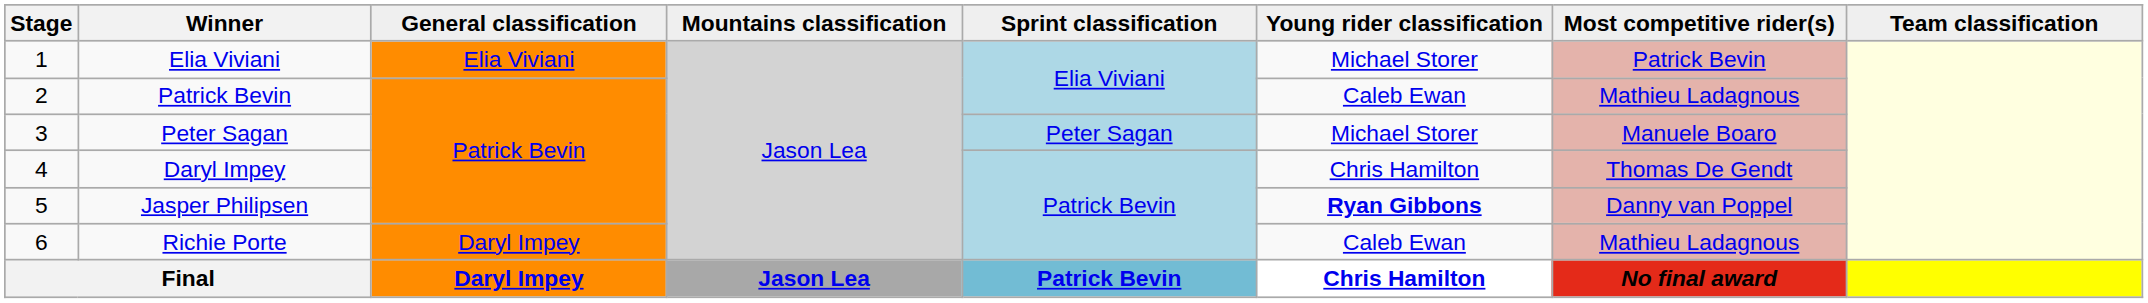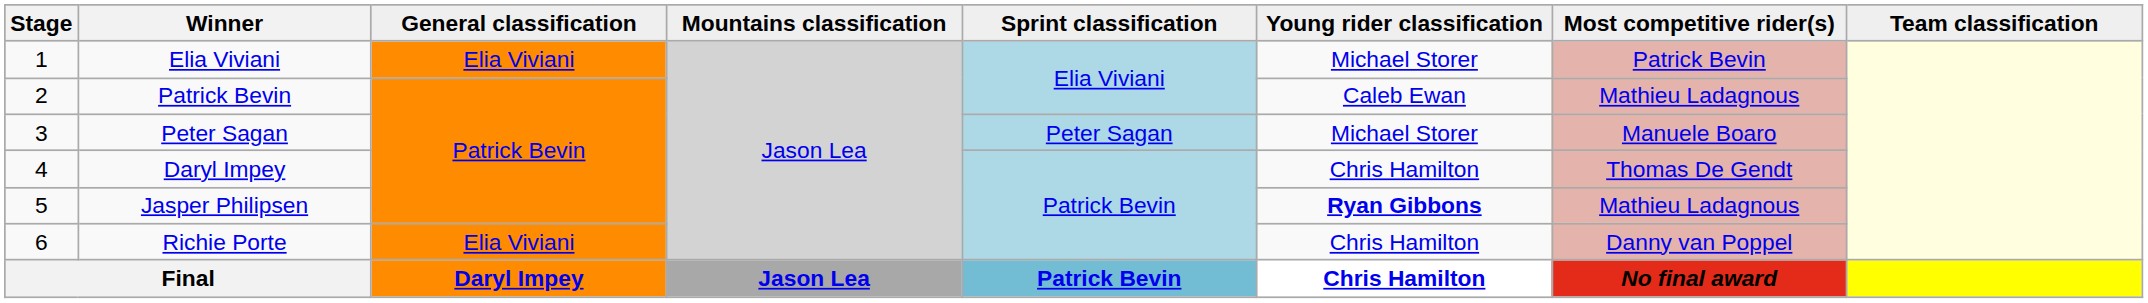(1699, 206) Danny van Poppel -> (1699, 206) Mathieu Ladagnous
(519, 242) Daryl Impey -> (519, 242) Elia Viviani
(1404, 242) Caleb Ewan -> (1404, 242) Chris Hamilton
(1699, 242) Mathieu Ladagnous -> (1699, 242) Danny van Poppel
